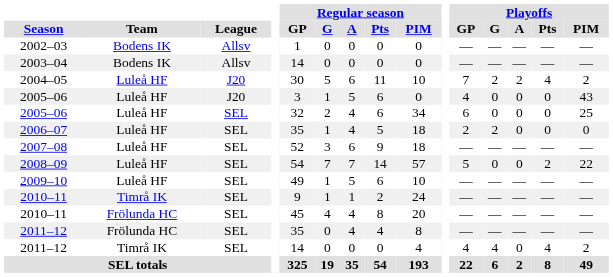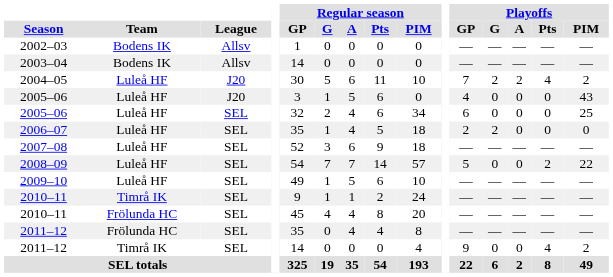(466, 247) 4 -> (466, 247) 9
(495, 247) 4 -> (495, 247) 0
